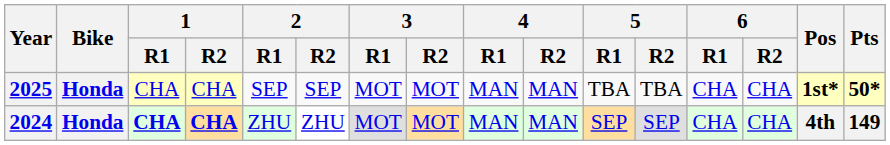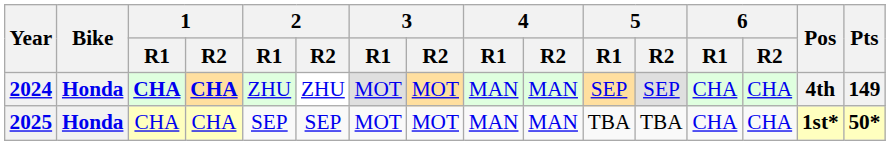rows swapped: (31, 122) <-> (31, 88)
